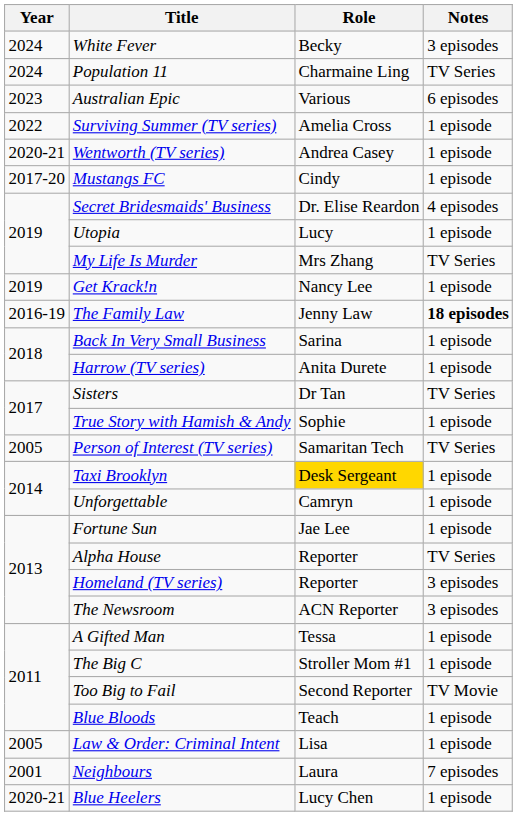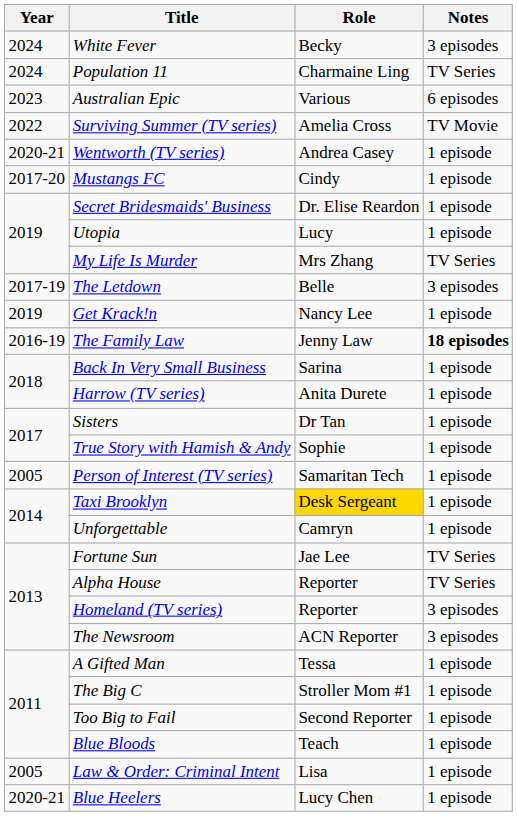(460, 125) 1 episode -> (463, 125) TV Movie
(463, 206) 4 episodes -> (460, 206) 1 episode
+ row: (117, 286)
(461, 394) TV Series -> (460, 421) 1 episode
(461, 448) TV Series -> (460, 475) 1 episode
(460, 529) 1 episode -> (461, 555) TV Series
(463, 690) TV Movie -> (460, 717) 1 episode
- row: (112, 771)
